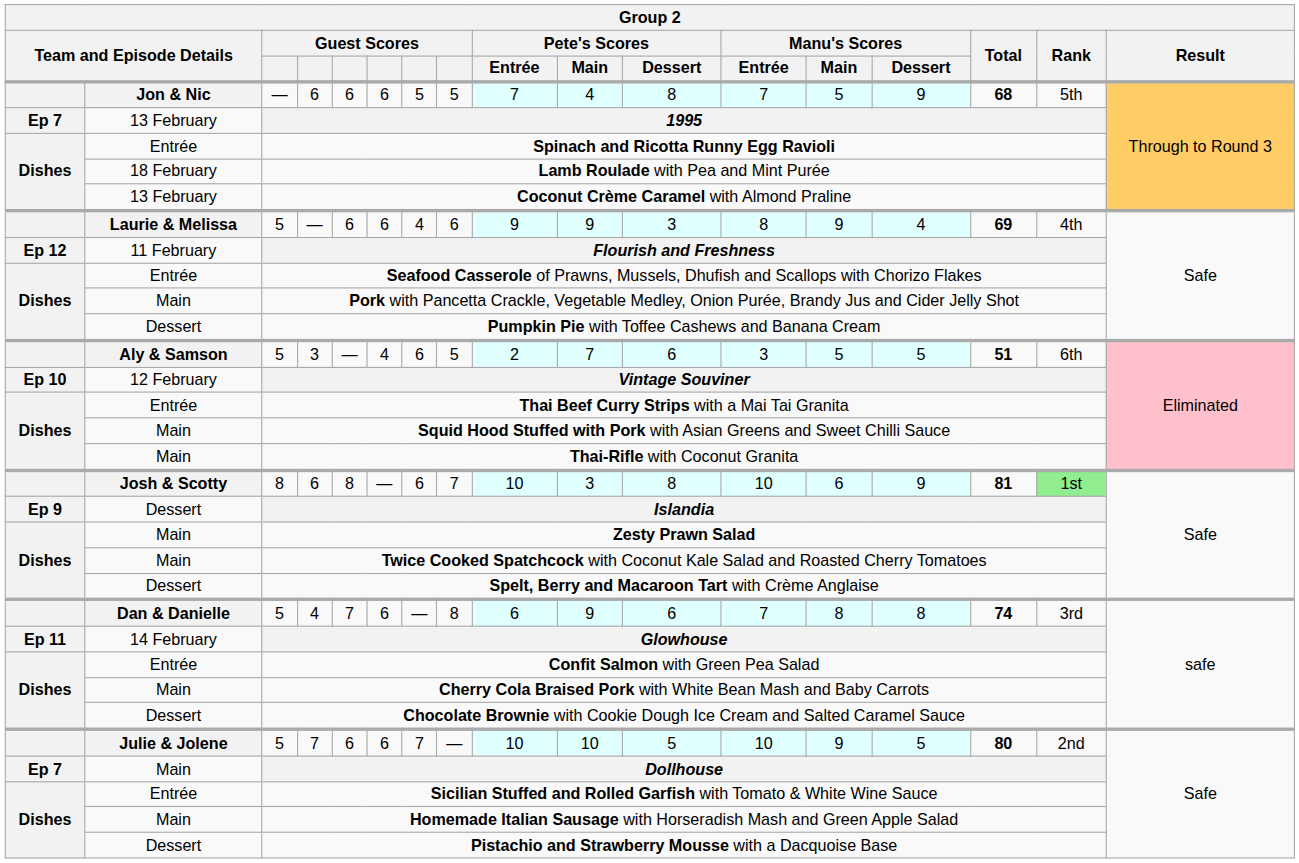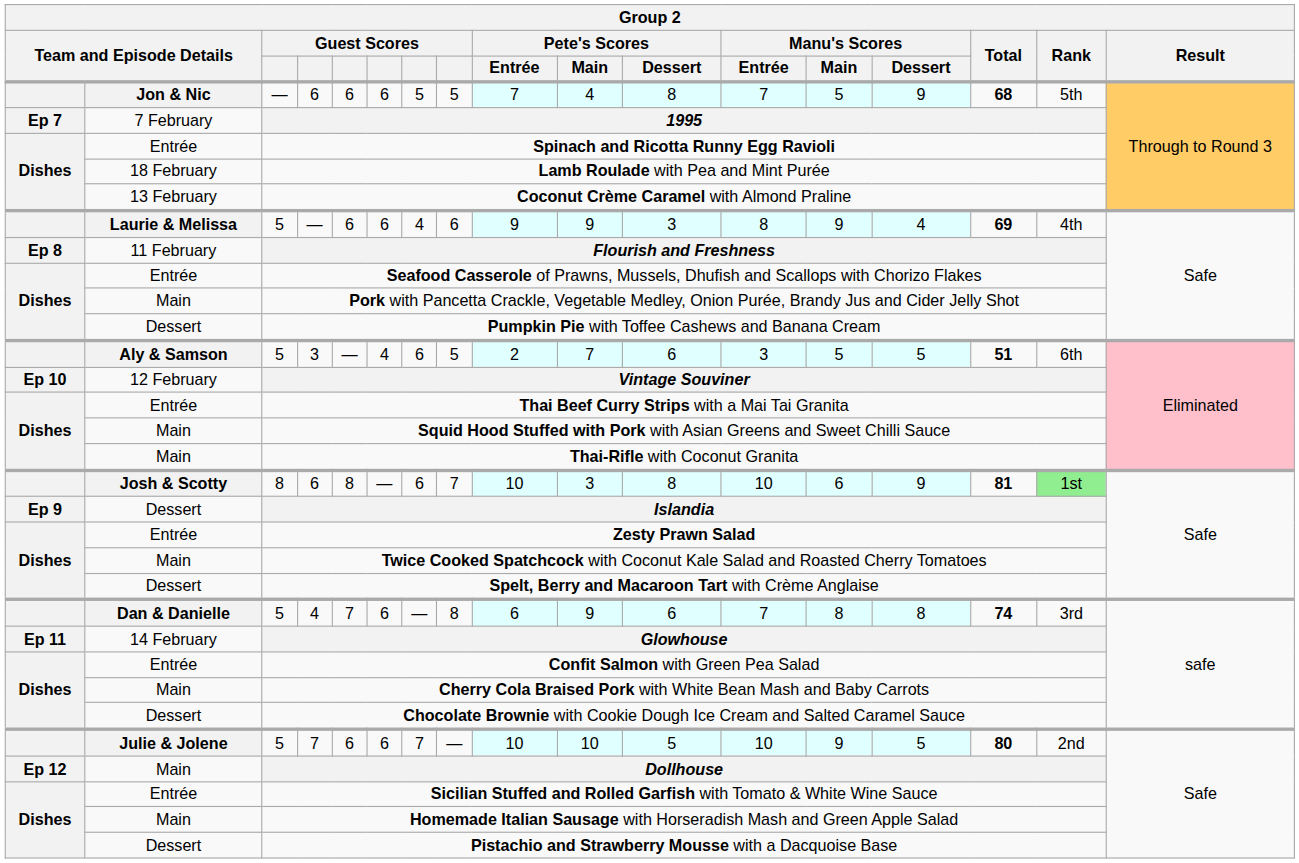(173, 121) 13 February -> (173, 121) 7 February
(45, 250) Ep 12 -> (45, 250) Ep 8
(173, 535) Main -> (173, 535) Entrée
(45, 769) Ep 7 -> (45, 769) Ep 12
